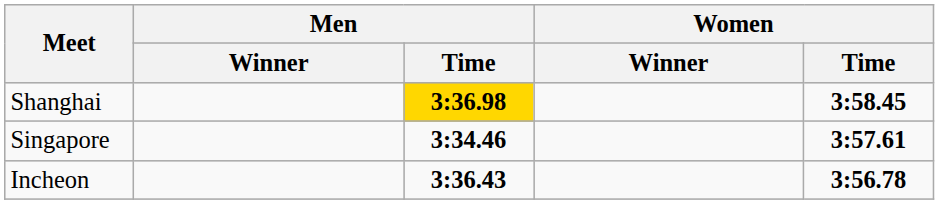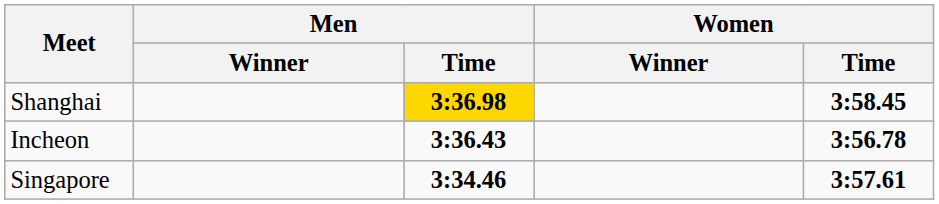rows swapped: (50, 179) <-> (60, 140)
